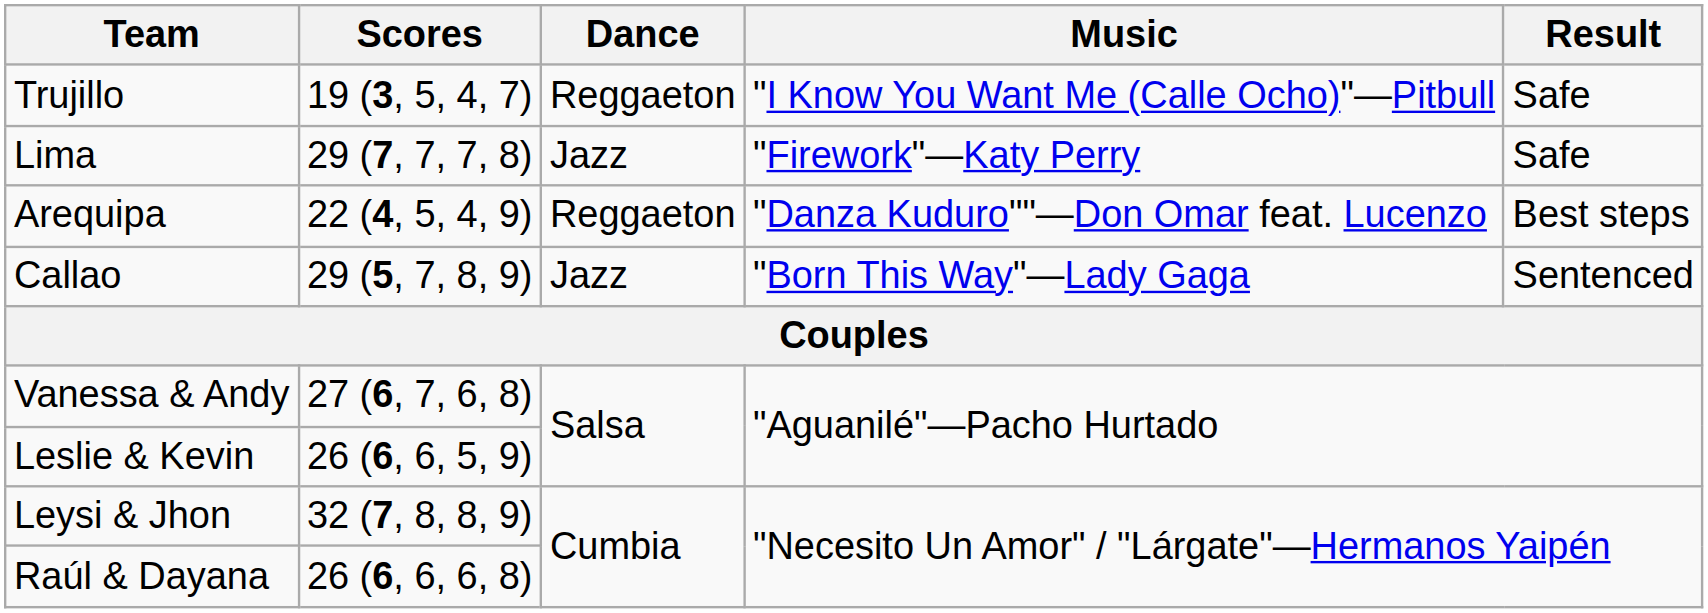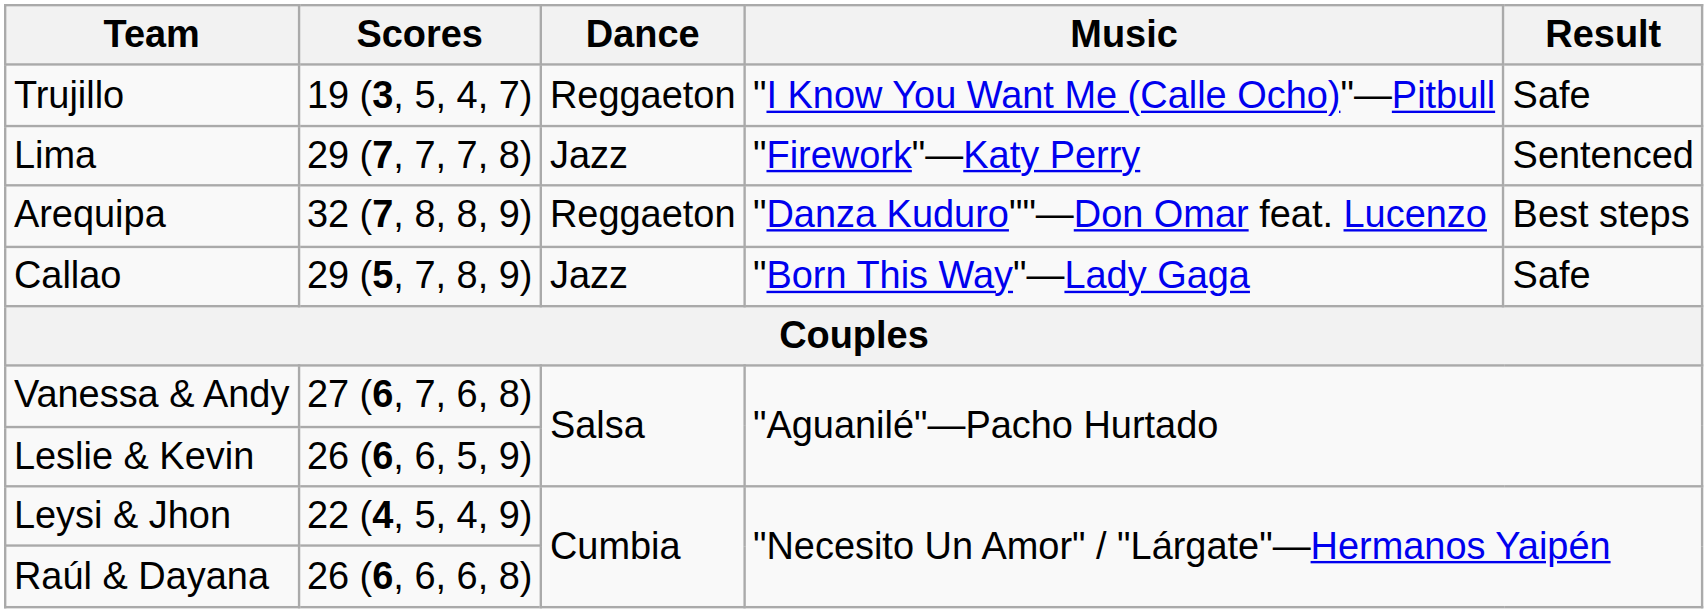(1552, 154) Safe -> (1603, 154) Sentenced
(420, 214) 22 (4, 5, 4, 9) -> (420, 214) 32 (7, 8, 8, 9)
(1603, 275) Sentenced -> (1552, 275) Safe
(420, 515) 32 (7, 8, 8, 9) -> (420, 515) 22 (4, 5, 4, 9)
